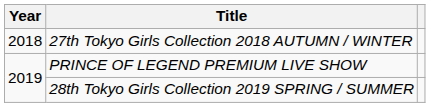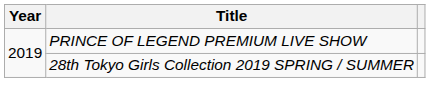- row: (231, 41)
